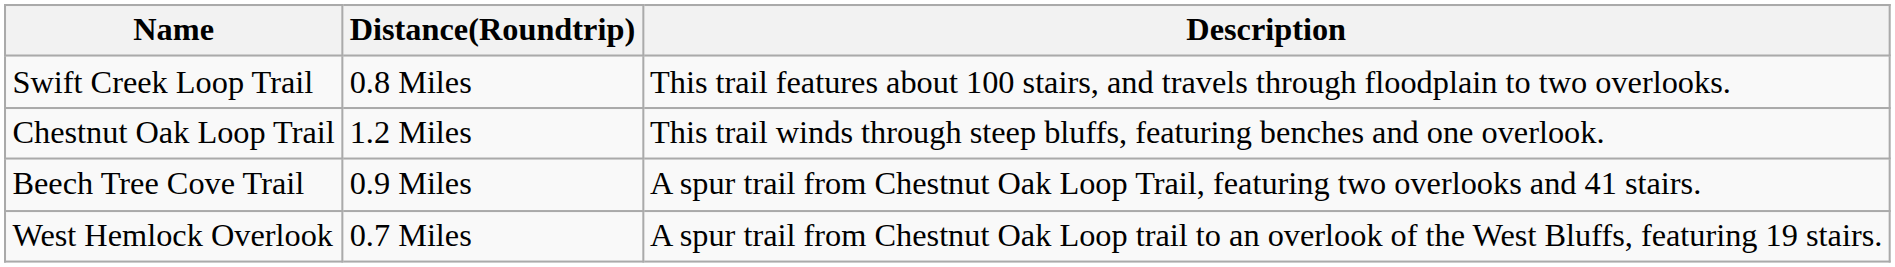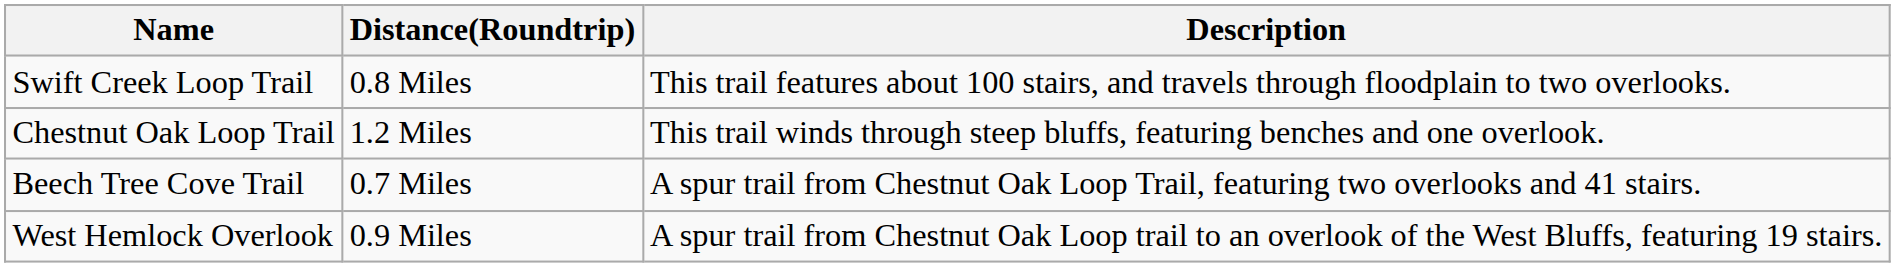(411, 183) 0.9 Miles -> (411, 183) 0.7 Miles
(411, 235) 0.7 Miles -> (411, 235) 0.9 Miles
